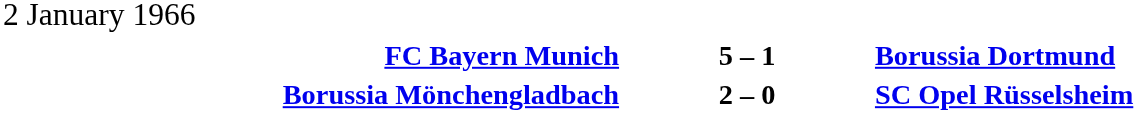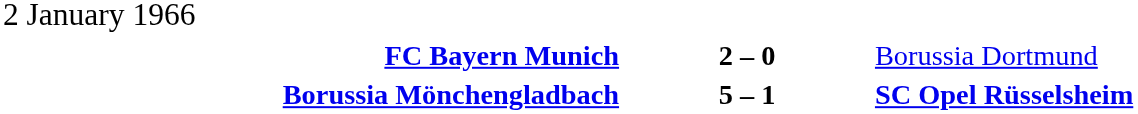(747, 55) 5 – 1 -> (747, 55) 2 – 0
(995, 55) bold -> (986, 55) normal
(747, 94) 2 – 0 -> (747, 94) 5 – 1
